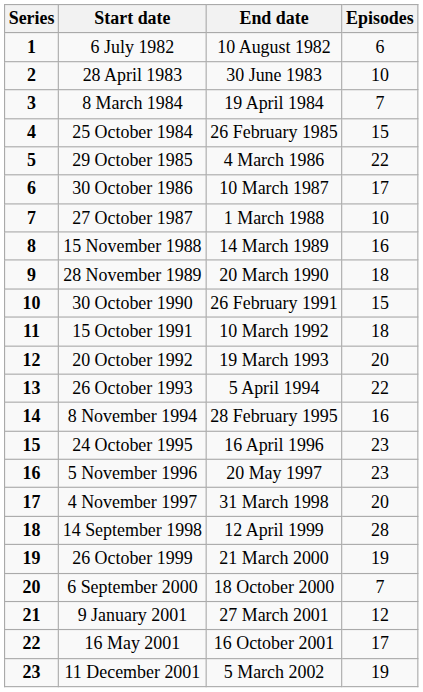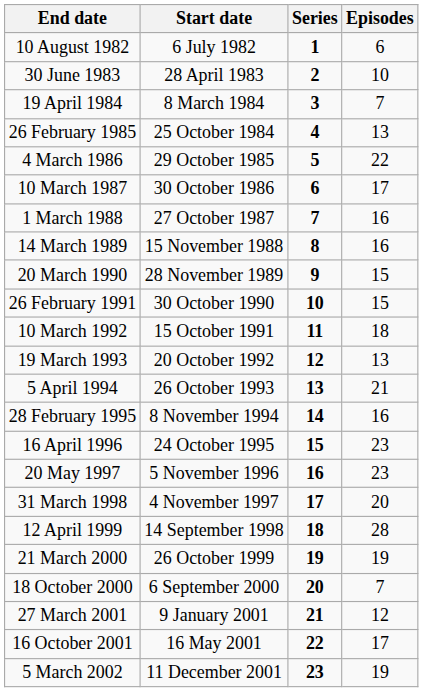columns swapped: (32, 18) <-> (274, 18)
(380, 132) 15 -> (380, 132) 13
(380, 217) 10 -> (380, 217) 16
(380, 274) 18 -> (380, 274) 15
(380, 359) 20 -> (380, 359) 13
(380, 388) 22 -> (380, 388) 21
